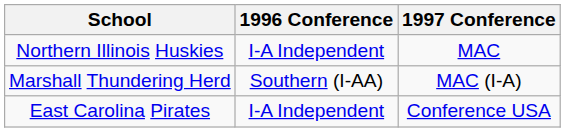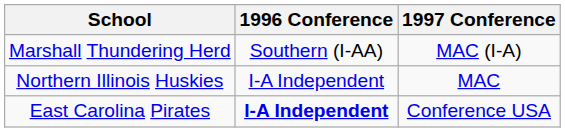rows swapped: (120, 80) <-> (120, 50)
(316, 111) normal -> (316, 111) bold
